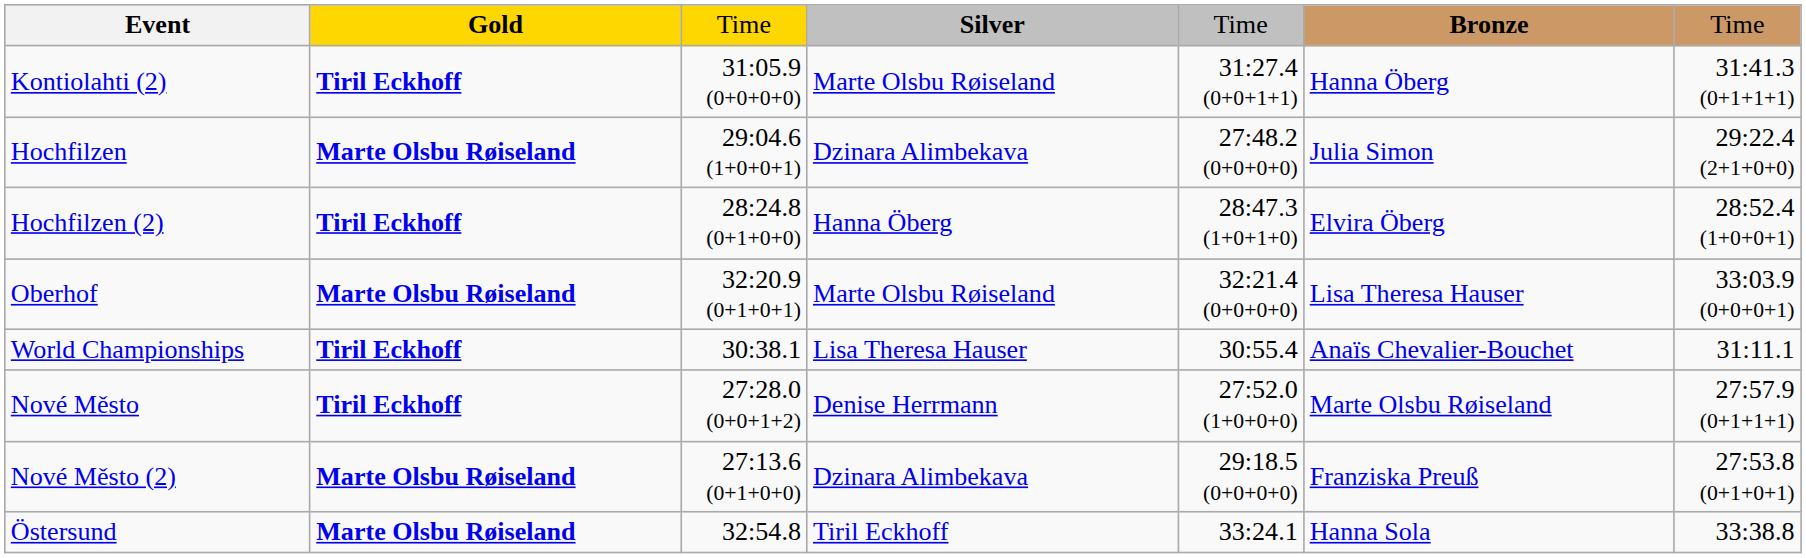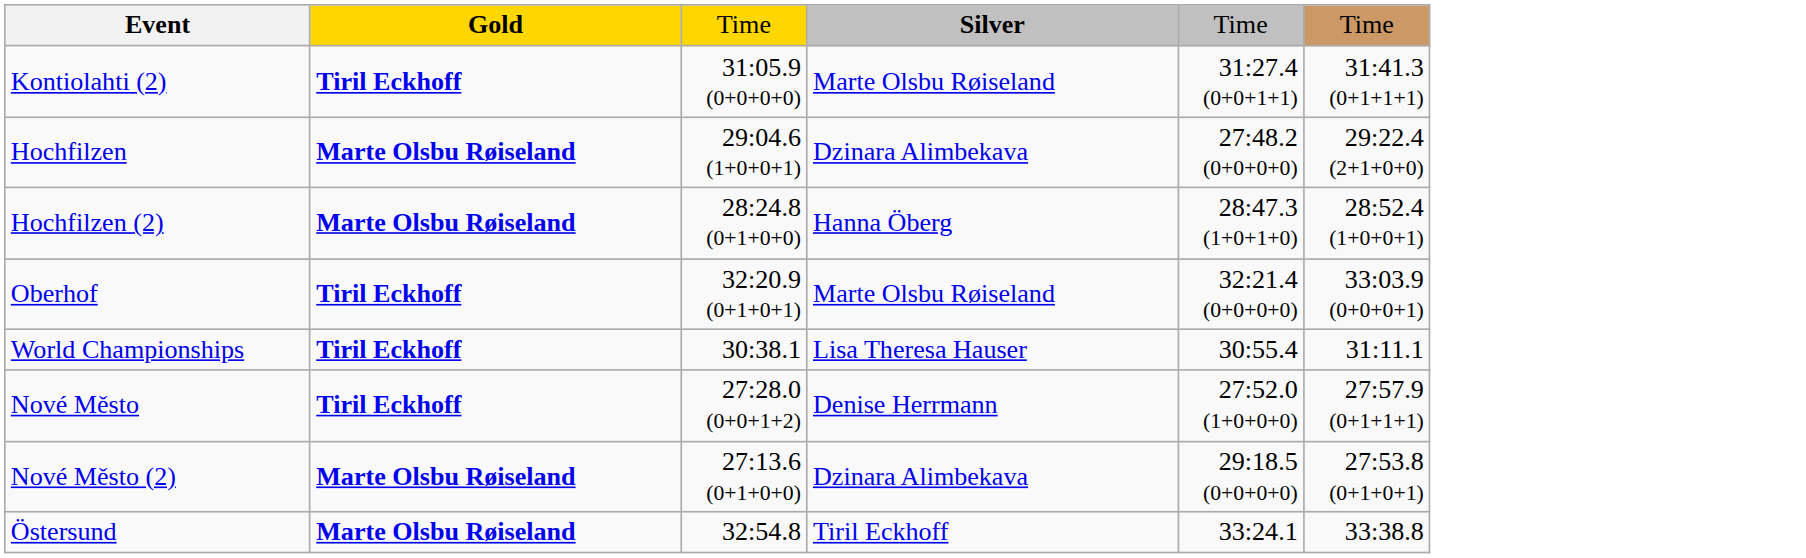- column: (1489, 25)
(389, 222) Tiril Eckhoff -> (446, 222) Marte Olsbu Røiseland
(446, 293) Marte Olsbu Røiseland -> (389, 293) Tiril Eckhoff
